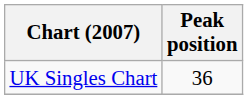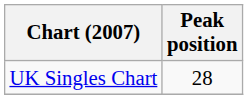(202, 77) 36 -> (202, 77) 28
